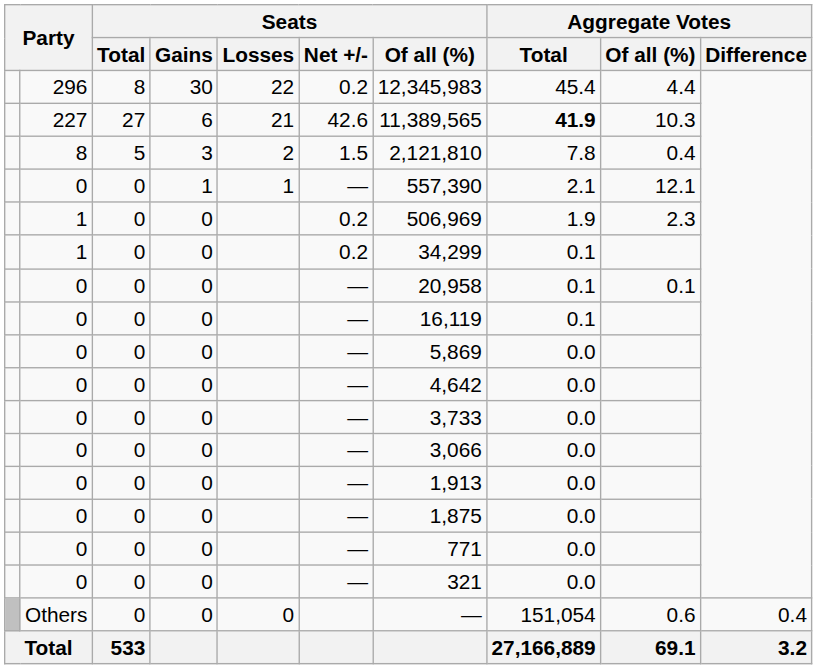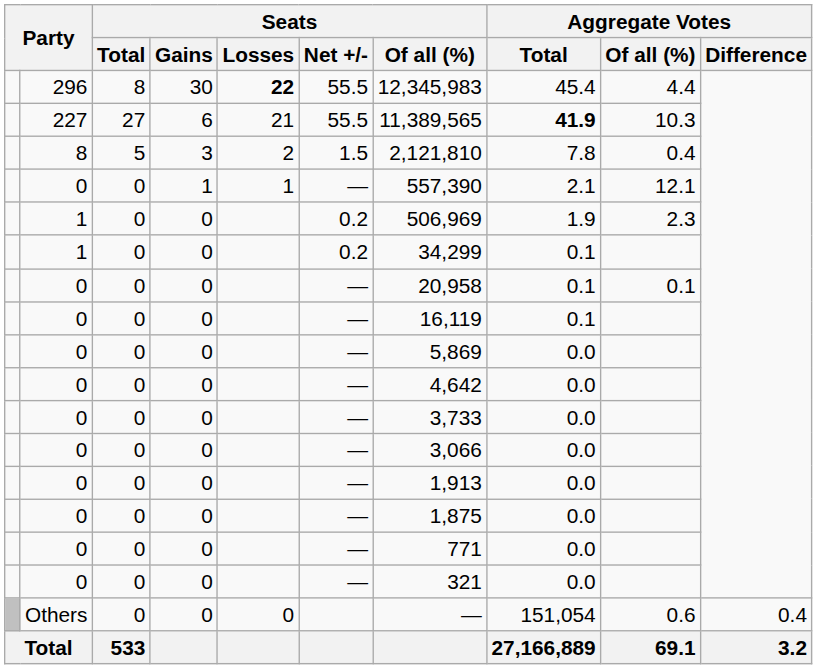(283, 87) normal -> (283, 87) bold
(354, 87) 0.2 -> (348, 87) 55.5
(348, 120) 42.6 -> (348, 120) 55.5
